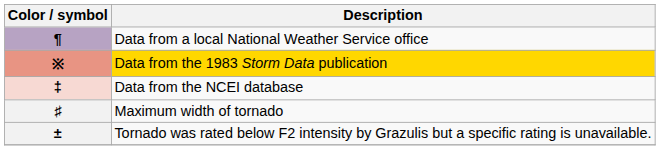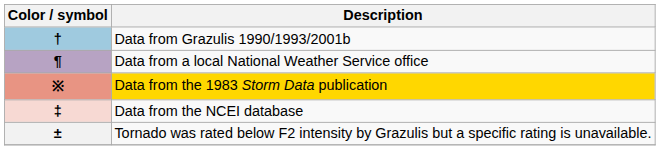+ row: (58, 38)
- row: (58, 110)
